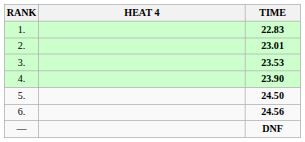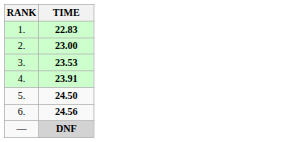- column: (142, 13)
(273, 46) 23.01 -> (66, 46) 23.00
(273, 79) 23.90 -> (66, 79) 23.91
(273, 129) no background -> (66, 129) lightgrey background
